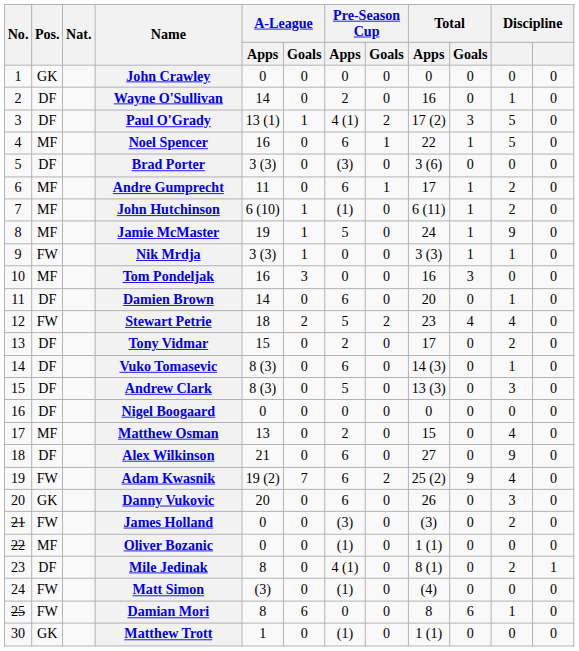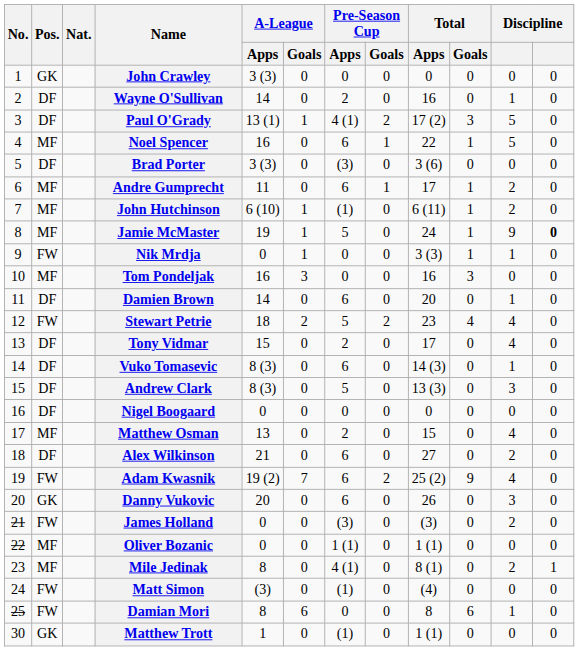(263, 76) 0 -> (263, 76) 3 (3)
(553, 232) normal -> (553, 232) bold
(263, 254) 3 (3) -> (263, 254) 0
(512, 344) 2 -> (512, 344) 4
(512, 455) 9 -> (512, 455) 2
(345, 545) (1) -> (345, 545) 1 (1)
(47, 567) DF -> (47, 567) MF
